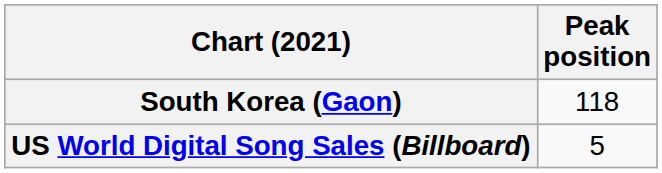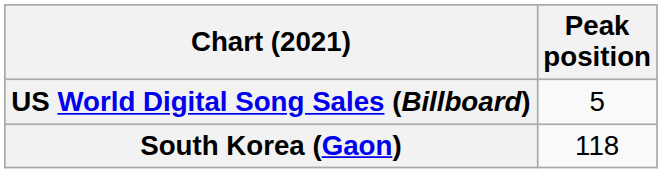rows swapped: (271, 101) <-> (271, 145)
